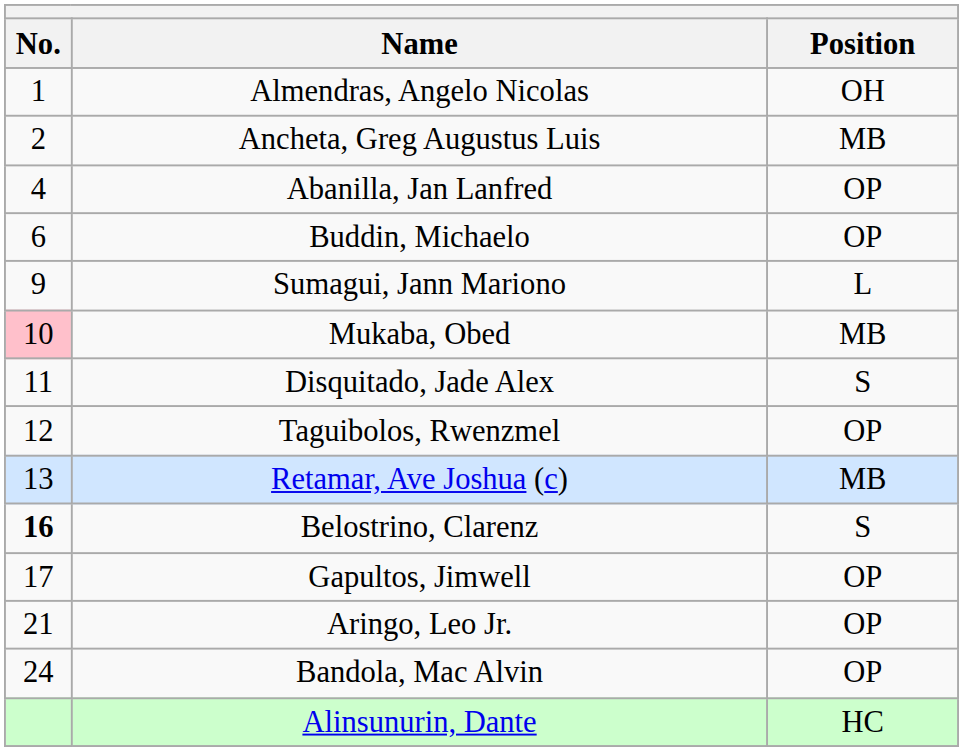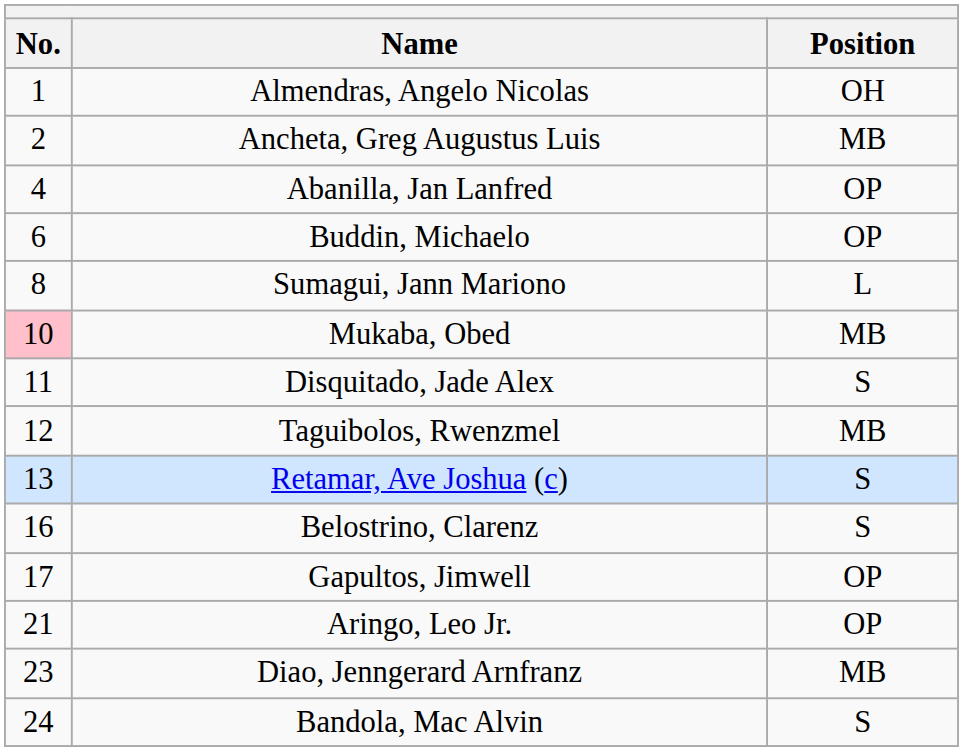(38, 285) 9 -> (38, 285) 8
(863, 430) OP -> (863, 430) MB
(863, 479) MB -> (863, 479) S
(38, 527) bold -> (38, 527) normal
+ row: (420, 672)
(863, 672) OP -> (863, 721) S
- row: (420, 721)
